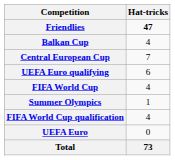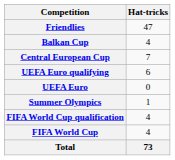(148, 27) bold -> (148, 27) normal
rows swapped: (65, 132) <-> (65, 87)
